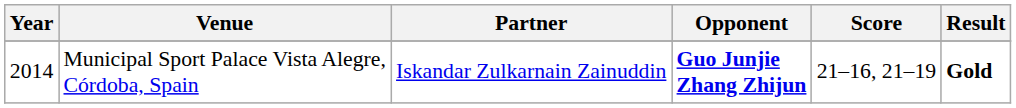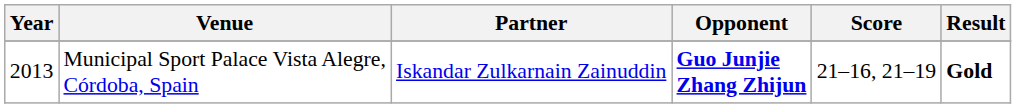(32, 71) 2014 -> (32, 71) 2013
